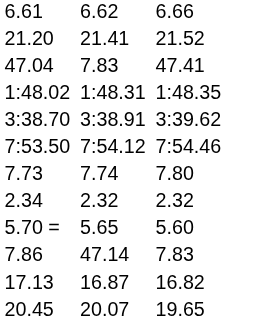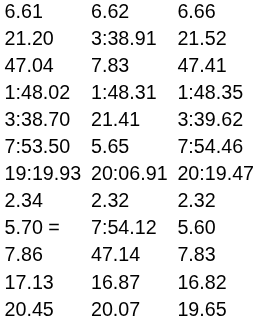(105, 38) 21.41 -> (124, 38) 3:38.91
(113, 119) 3:38.91 -> (116, 119) 21.41
(113, 146) 7:54.12 -> (110, 146) 5.65
- row: (24, 174)
+ row: (43, 174)
(99, 228) 5.65 -> (124, 228) 7:54.12
